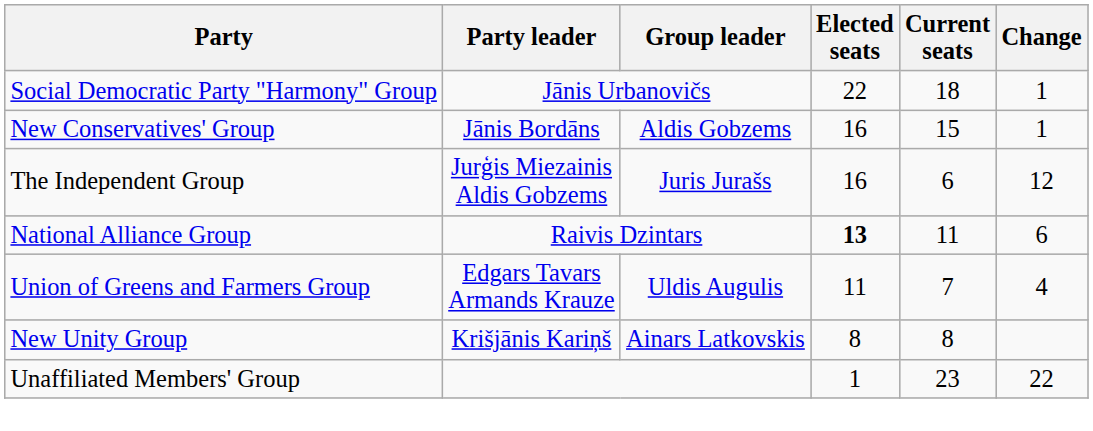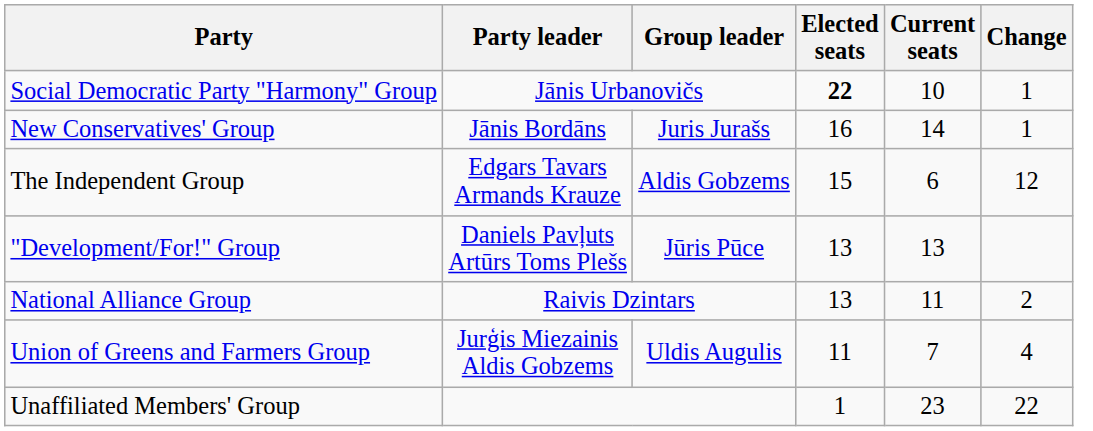(855, 90) normal -> (840, 90) bold
(948, 90) 18 -> (933, 90) 10
(715, 129) Aldis Gobzems -> (714, 129) Juris Jurašs
(948, 129) 15 -> (933, 129) 14
(531, 181) Jurģis Miezainis Aldis Gobzems -> (538, 181) Edgars Tavars Armands Krauze
(715, 181) Juris Jurašs -> (714, 181) Aldis Gobzems
(855, 181) 16 -> (840, 181) 15
+ row: (145, 248)
(855, 234) bold -> (840, 300) normal
(1042, 234) 6 -> (1027, 300) 2
(531, 286) Edgars Tavars Armands Krauze -> (538, 353) Jurģis Miezainis Aldis Gobzems
- row: (99, 339)
